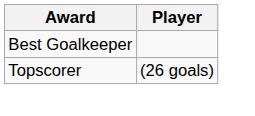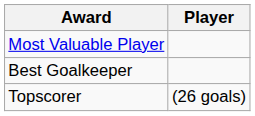+ row: (86, 44)
